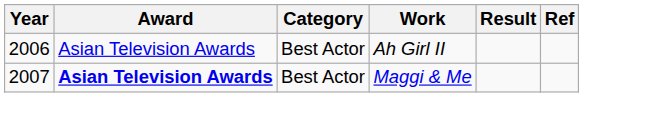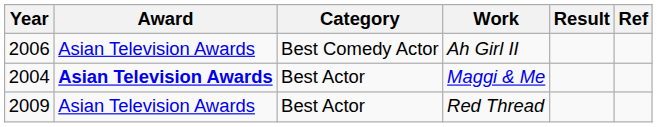(323, 48) Best Actor -> (360, 48) Best Comedy Actor
(29, 77) 2007 -> (29, 77) 2004
+ row: (496, 106)
